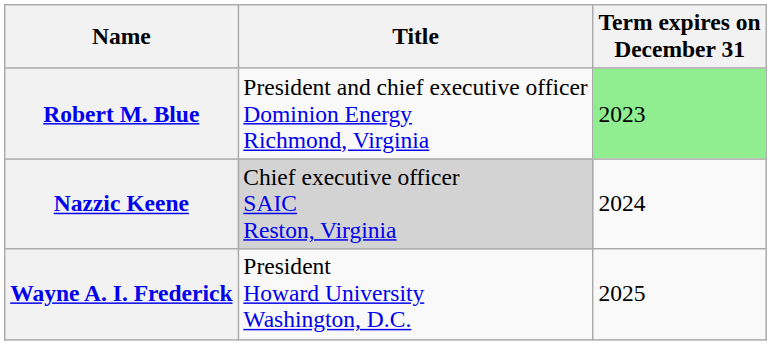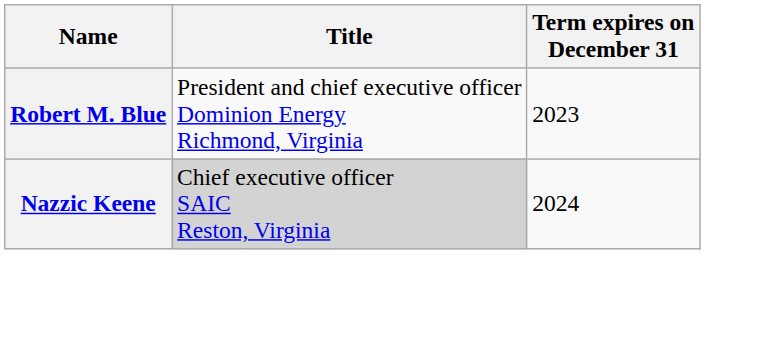(622, 113) lightgreen background -> (556, 113) no background
- row: (121, 293)
